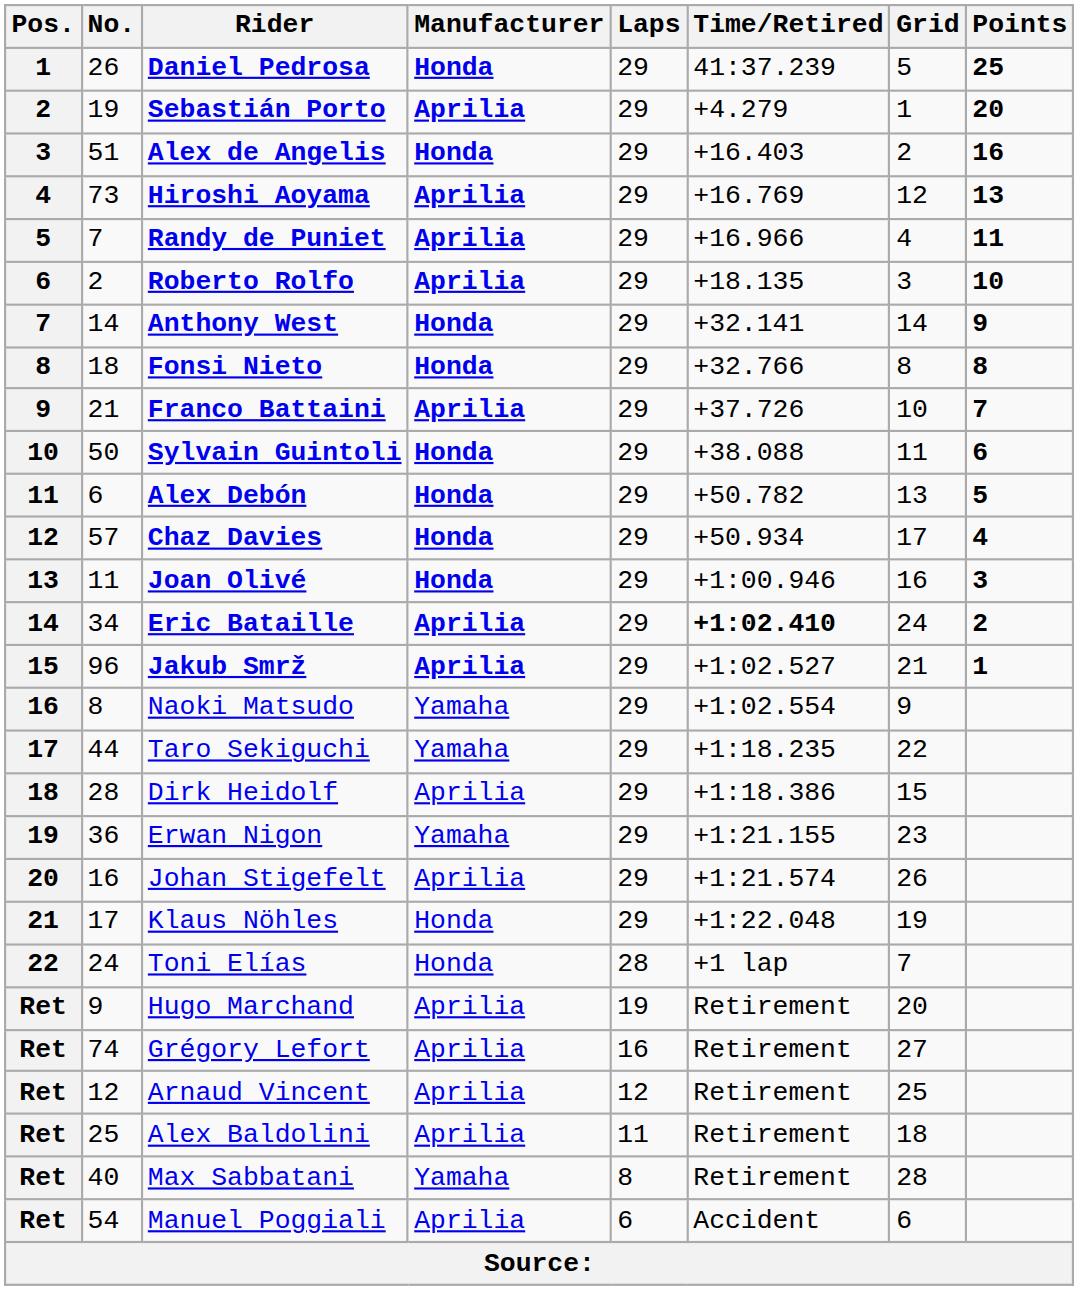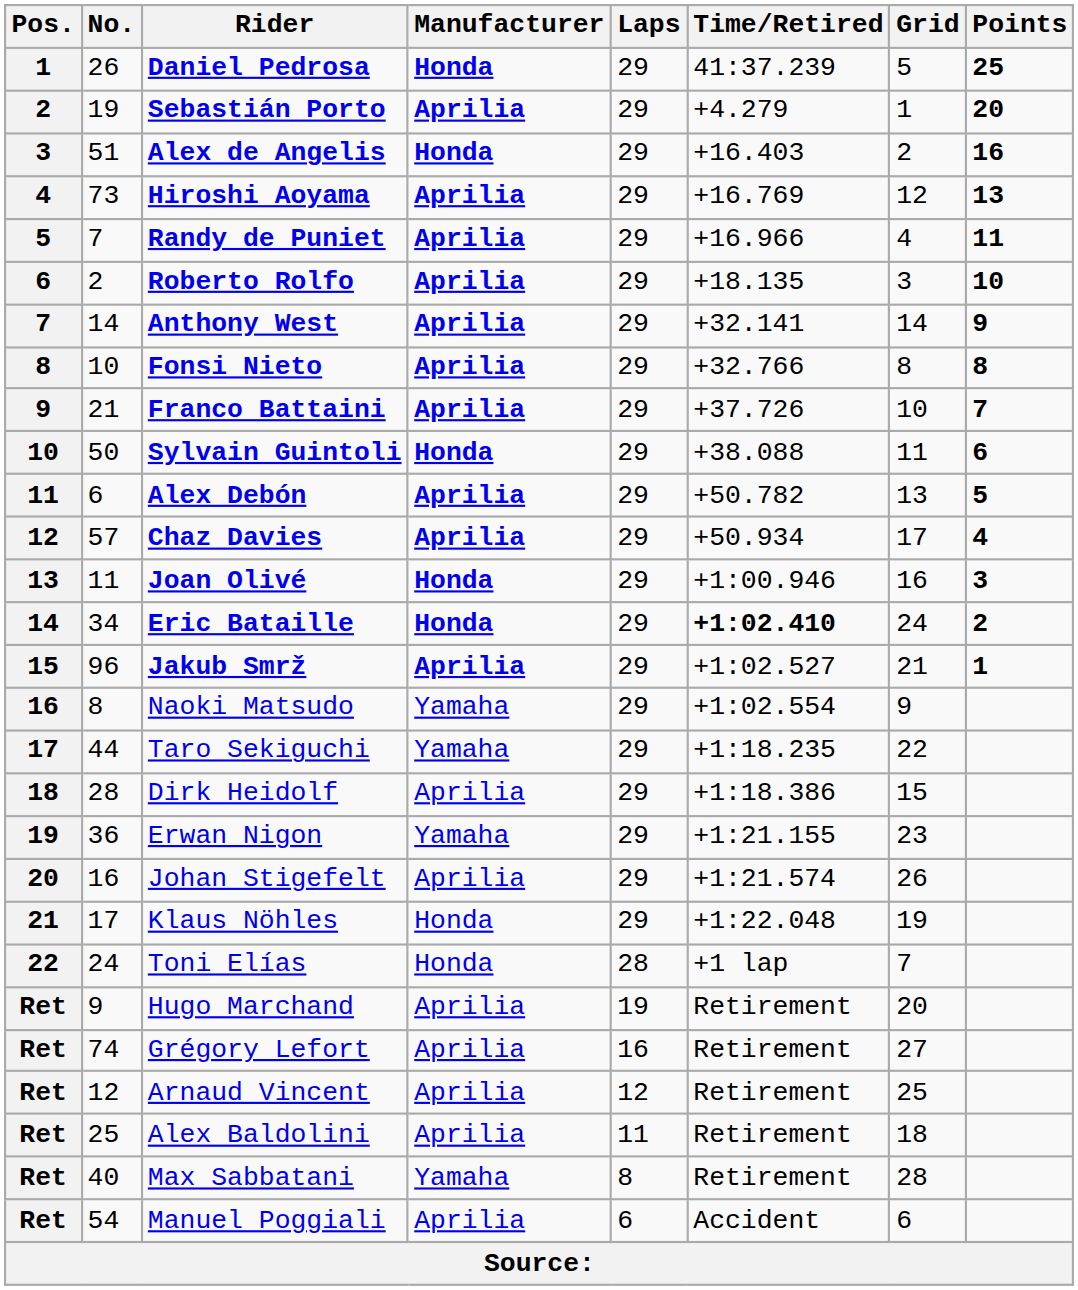(454, 325) Honda -> (470, 325) Aprilia
(103, 368) 18 -> (103, 368) 10
(454, 368) Honda -> (470, 368) Aprilia
(454, 496) Honda -> (470, 496) Aprilia
(454, 539) Honda -> (470, 539) Aprilia
(470, 624) Aprilia -> (454, 624) Honda
